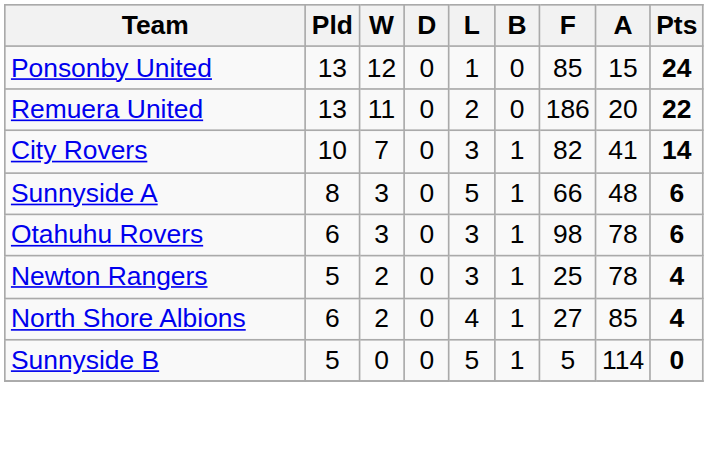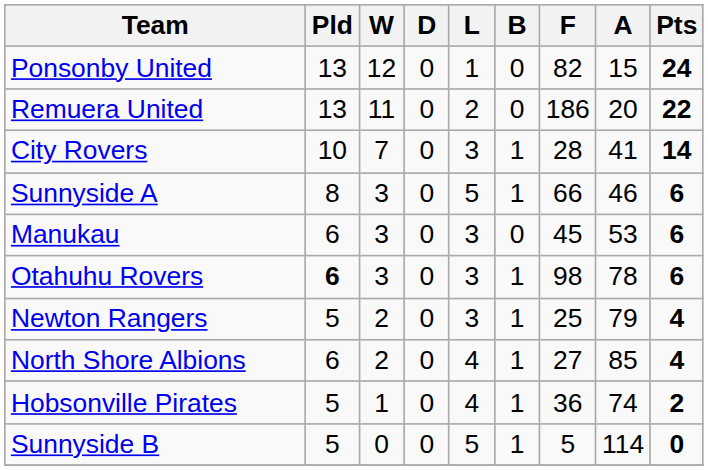(568, 67) 85 -> (568, 67) 82
(568, 151) 82 -> (568, 151) 28
(623, 192) 48 -> (623, 192) 46
+ row: (65, 234)
(332, 234) normal -> (332, 276) bold
(623, 276) 78 -> (623, 318) 79
+ row: (124, 402)
